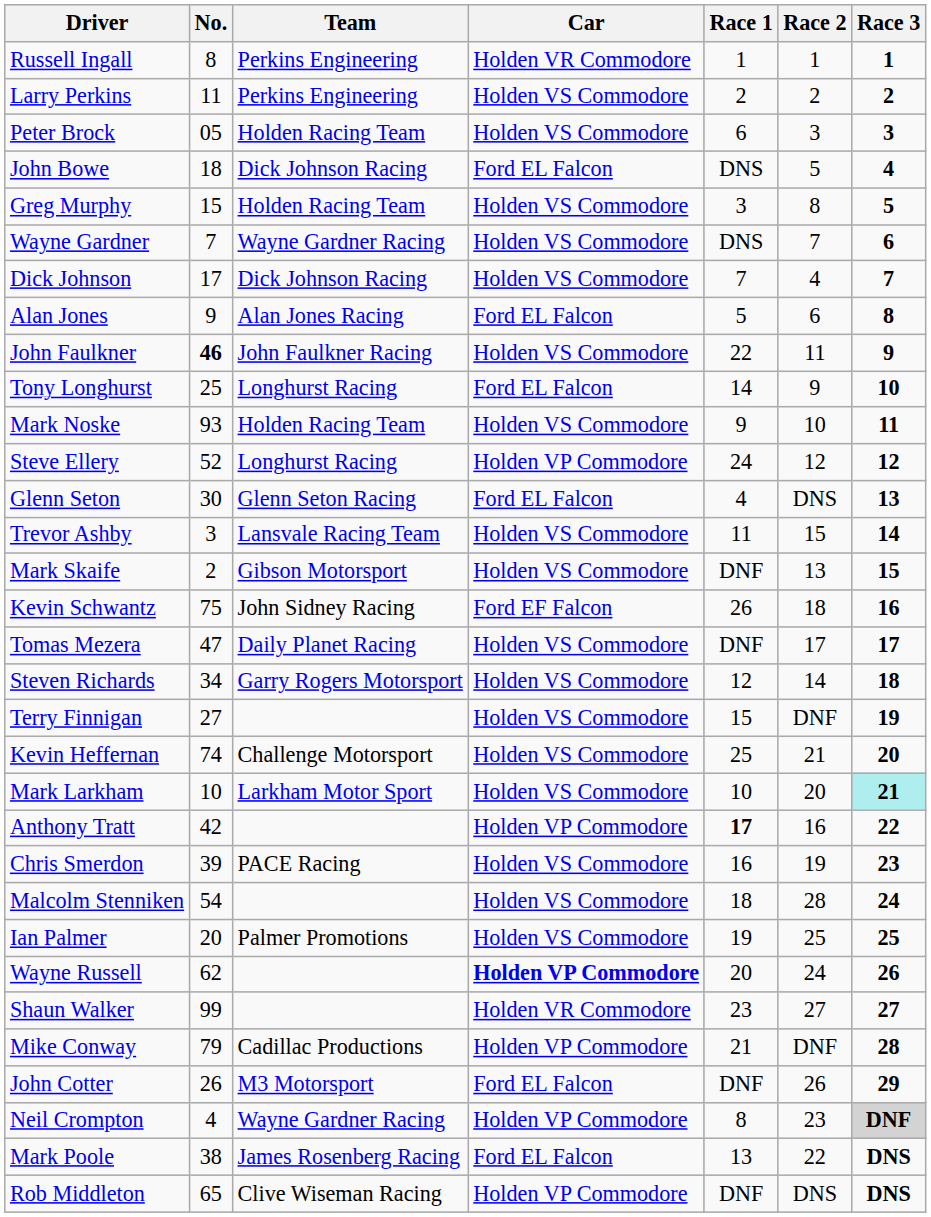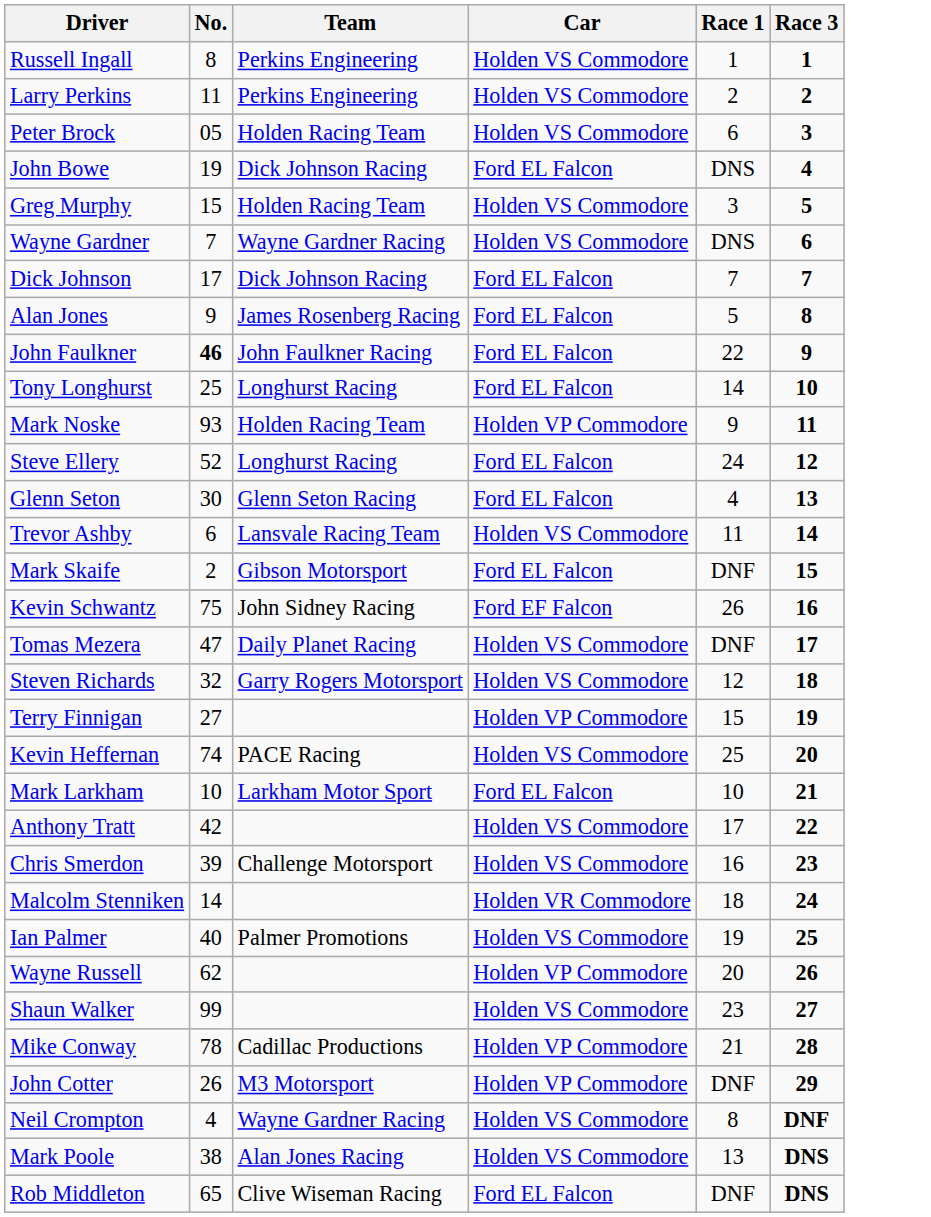- column: (815, 23)
(582, 59) Holden VR Commodore -> (581, 59) Holden VS Commodore
(211, 169) 18 -> (211, 169) 19
(581, 279) Holden VS Commodore -> (543, 279) Ford EL Falcon
(321, 315) Alan Jones Racing -> (349, 315) James Rosenberg Racing
(581, 352) Holden VS Commodore -> (543, 352) Ford EL Falcon
(581, 425) Holden VS Commodore -> (580, 425) Holden VP Commodore
(580, 462) Holden VP Commodore -> (543, 462) Ford EL Falcon
(211, 535) 3 -> (211, 535) 6
(581, 571) Holden VS Commodore -> (543, 571) Ford EL Falcon
(211, 681) 34 -> (211, 681) 32
(581, 718) Holden VS Commodore -> (580, 718) Holden VP Commodore
(335, 754) Challenge Motorsport -> (299, 754) PACE Racing
(581, 791) Holden VS Commodore -> (543, 791) Ford EL Falcon
(889, 791) paleturquoise background -> (807, 791) no background
(580, 827) Holden VP Commodore -> (581, 827) Holden VS Commodore
(741, 827) bold -> (733, 827) normal
(299, 864) PACE Racing -> (335, 864) Challenge Motorsport
(211, 900) 54 -> (211, 900) 14
(581, 900) Holden VS Commodore -> (582, 900) Holden VR Commodore
(211, 937) 20 -> (211, 937) 40
(586, 974) bold -> (580, 974) normal
(582, 1010) Holden VR Commodore -> (581, 1010) Holden VS Commodore
(211, 1047) 79 -> (211, 1047) 78
(543, 1083) Ford EL Falcon -> (580, 1083) Holden VP Commodore
(580, 1120) Holden VP Commodore -> (581, 1120) Holden VS Commodore
(889, 1120) lightgrey background -> (807, 1120) no background
(349, 1157) James Rosenberg Racing -> (321, 1157) Alan Jones Racing
(543, 1157) Ford EL Falcon -> (581, 1157) Holden VS Commodore
(580, 1193) Holden VP Commodore -> (543, 1193) Ford EL Falcon
